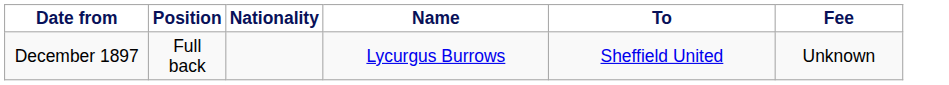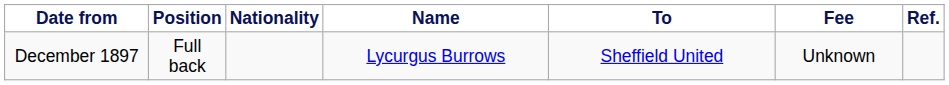+ column: (923, 18)
